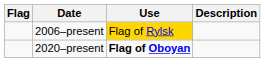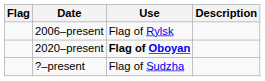(141, 31) gold background -> (141, 31) no background
+ row: (60, 66)
